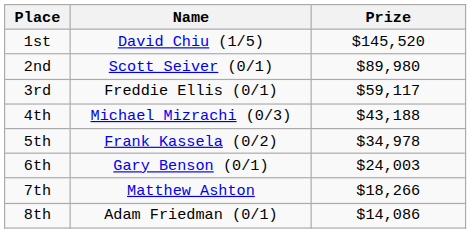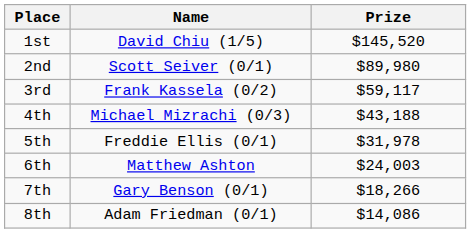(191, 91) Freddie Ellis (0/1) -> (191, 91) Frank Kassela (0/2)
(191, 141) Frank Kassela (0/2) -> (191, 141) Freddie Ellis (0/1)
(388, 141) $34,978 -> (388, 141) $31,978
(191, 166) Gary Benson (0/1) -> (191, 166) Matthew Ashton
(191, 191) Matthew Ashton -> (191, 191) Gary Benson (0/1)
